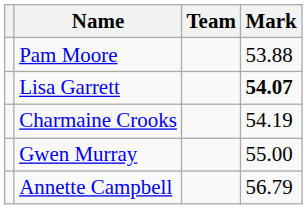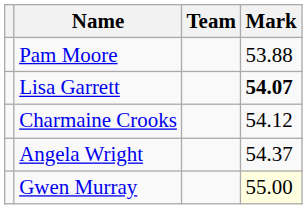(269, 120) 54.19 -> (269, 120) 54.12
+ row: (81, 154)
(269, 154) no background -> (269, 187) lightyellow background
- row: (96, 187)
